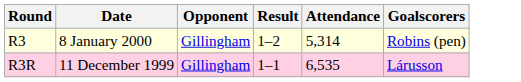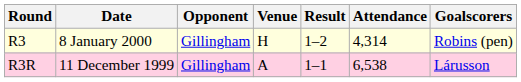+ column: (277, 16)
(323, 40) 5,314 -> (370, 40) 4,314
(323, 64) 6,535 -> (370, 64) 6,538
